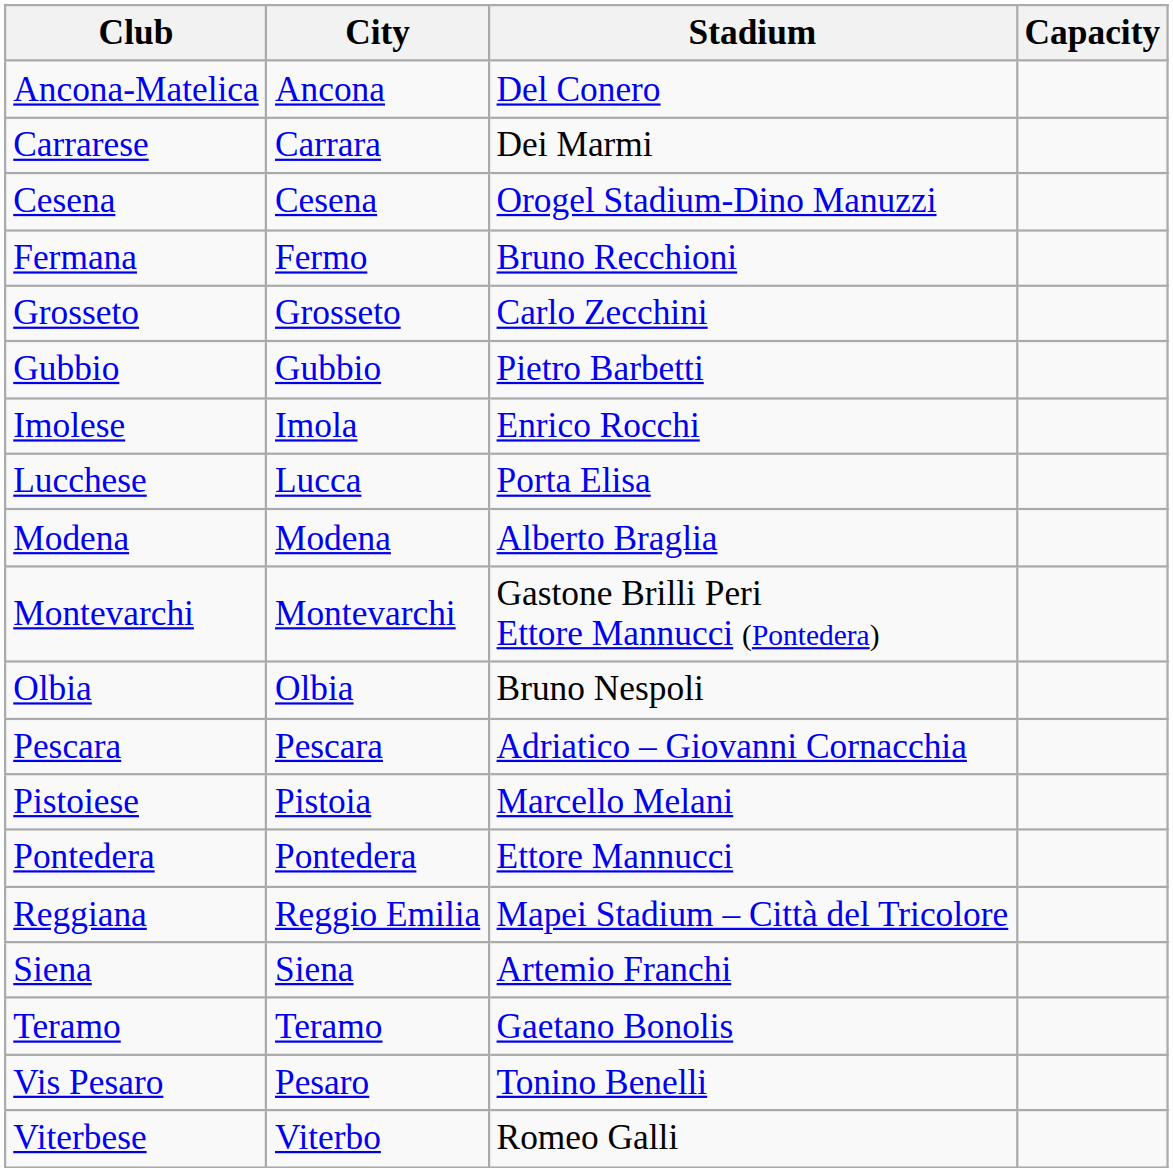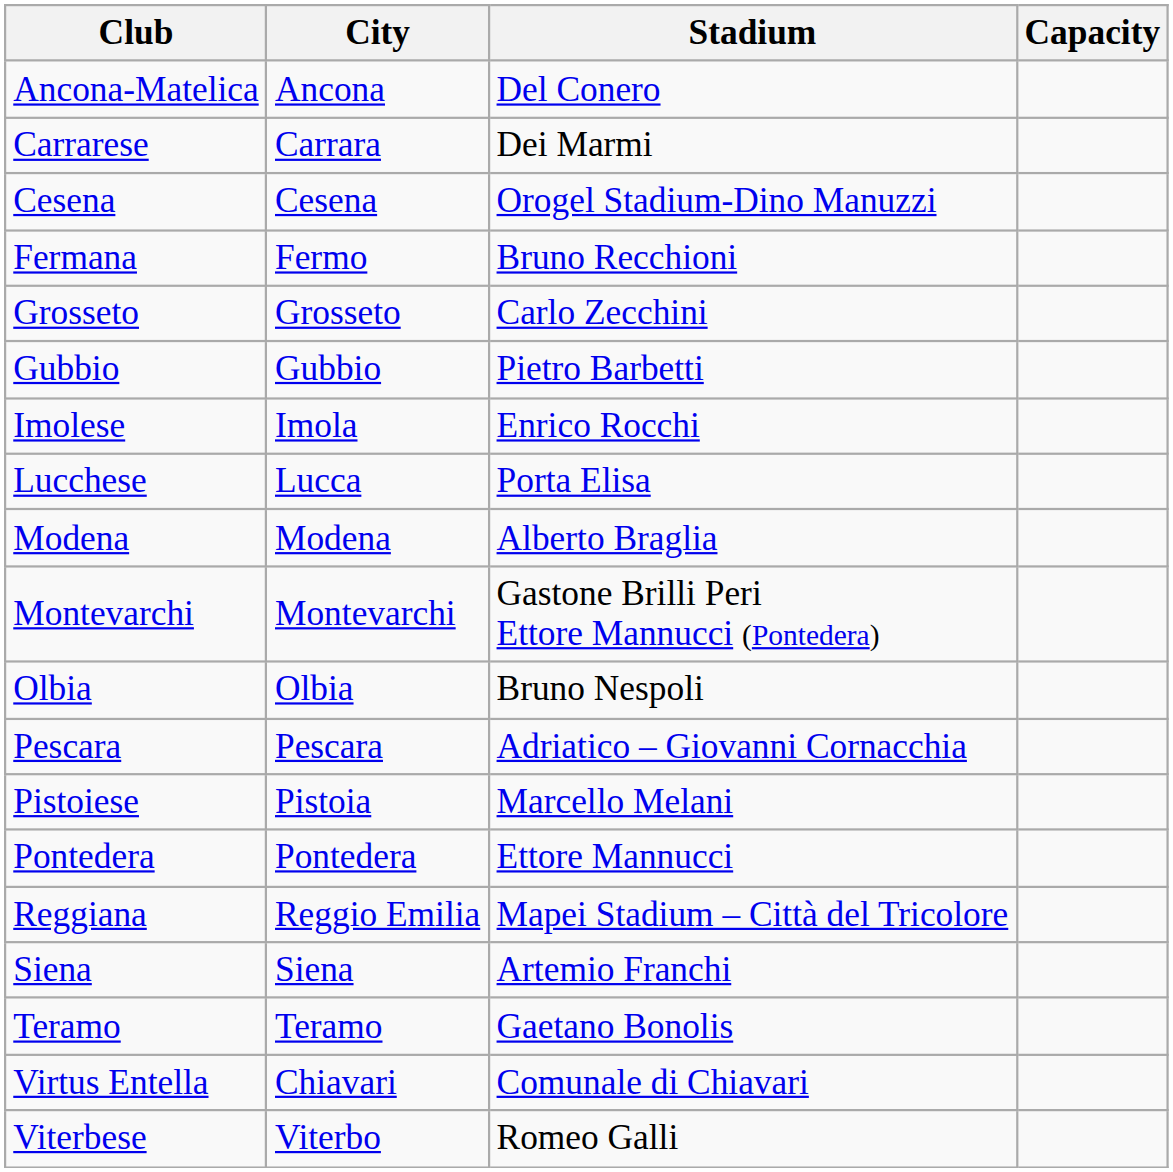+ row: (111, 1081)
- row: (88, 1081)
